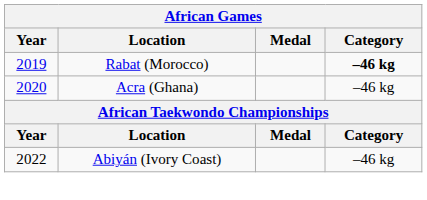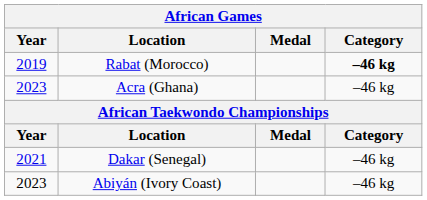(31, 87) 2020 -> (31, 87) 2023
+ row: (157, 159)
(31, 159) 2022 -> (31, 183) 2023
